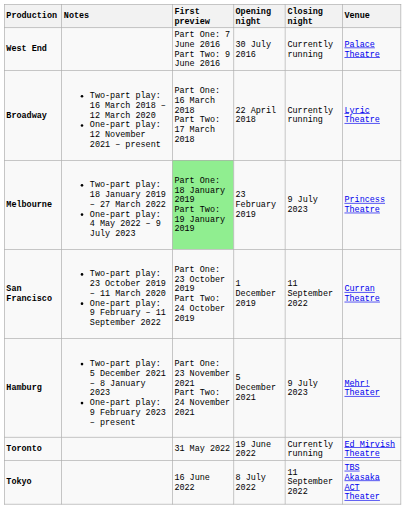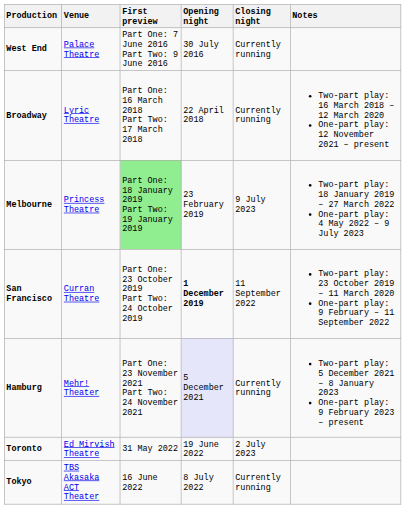columns swapped: (357, 16) <-> (77, 16)
(256, 294) normal -> (204, 294) bold
(256, 388) no background -> (204, 388) lavender background
(303, 388) 9 July 2023 -> (258, 388) Currently running
(310, 449) Currently running -> (250, 449) 2 July 2023
(310, 482) 11 September 2022 -> (258, 482) Currently running
